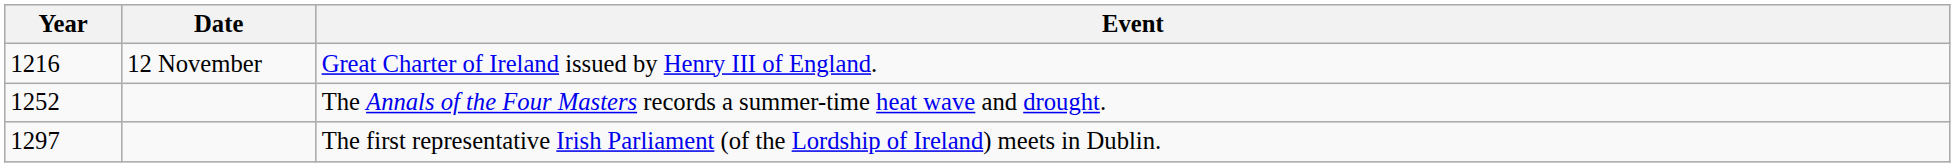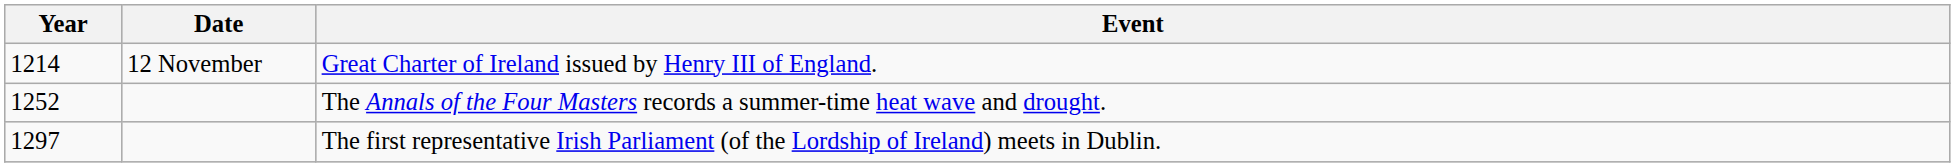(35, 63) 1216 -> (35, 63) 1214
